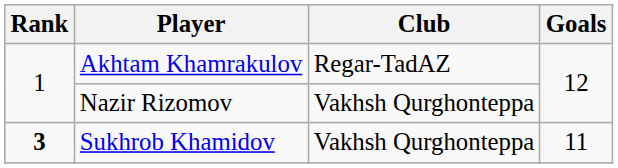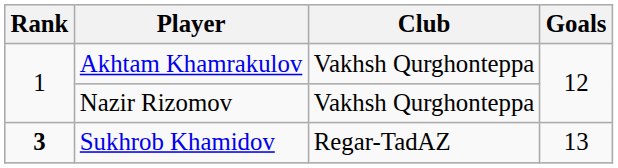(382, 63) Regar-TadAZ -> (424, 63) Vakhsh Qurghonteppa
(424, 142) Vakhsh Qurghonteppa -> (382, 142) Regar-TadAZ
(576, 142) 11 -> (576, 142) 13
